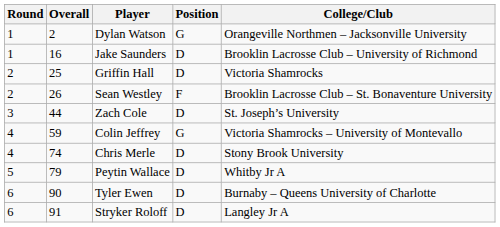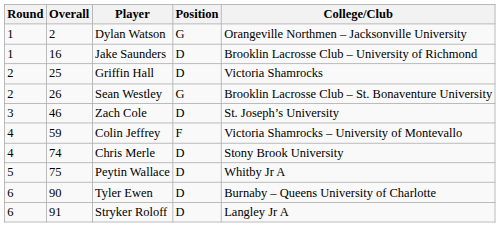(179, 93) F -> (180, 93) G
(55, 113) 44 -> (55, 113) 46
(180, 133) G -> (179, 133) F
(55, 172) 79 -> (55, 172) 75
